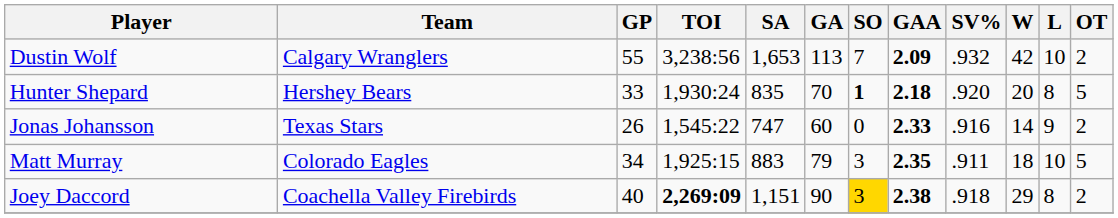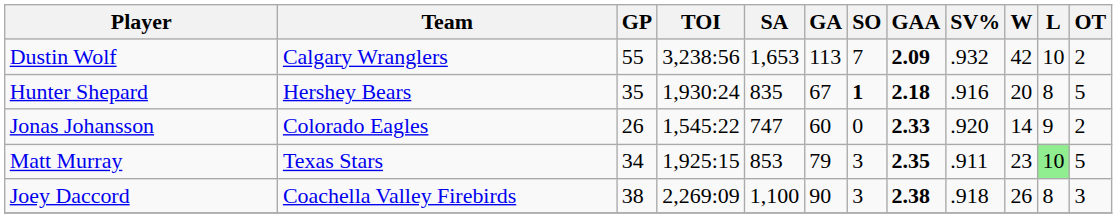(633, 91) 33 -> (633, 91) 35
(821, 91) 70 -> (820, 91) 67
(971, 91) .920 -> (970, 91) .916
(333, 126) Texas Stars -> (356, 126) Colorado Eagles
(971, 126) .916 -> (970, 126) .920
(356, 160) Colorado Eagles -> (333, 160) Texas Stars
(767, 160) 883 -> (766, 160) 853
(1023, 160) 18 -> (1021, 160) 23
(1055, 160) no background -> (1053, 160) lightgreen background
(633, 195) 40 -> (633, 195) 38
(702, 195) bold -> (701, 195) normal
(776, 195) 1,151 -> (774, 195) 1,100
(859, 195) gold background -> (858, 195) no background
(1023, 195) 29 -> (1021, 195) 26
(1081, 195) 2 -> (1080, 195) 3
